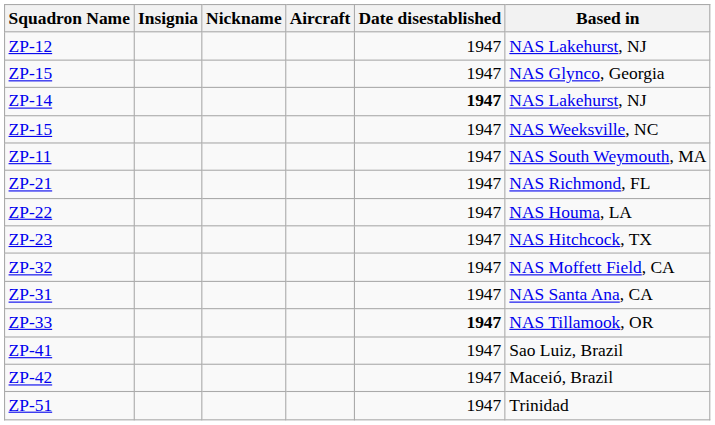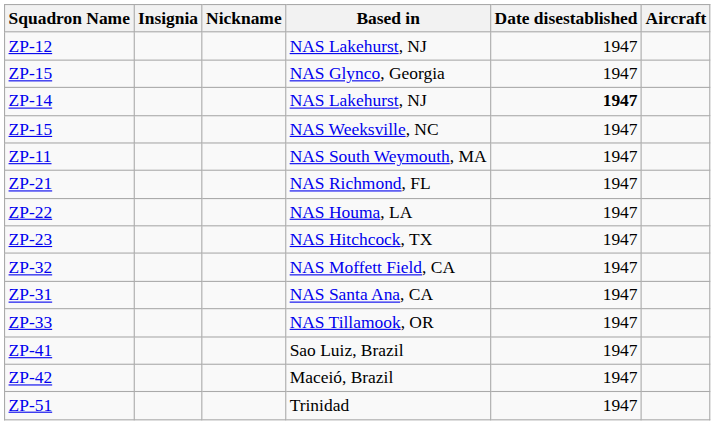columns swapped: (320, 18) <-> (608, 18)
(484, 322) bold -> (620, 322) normal
